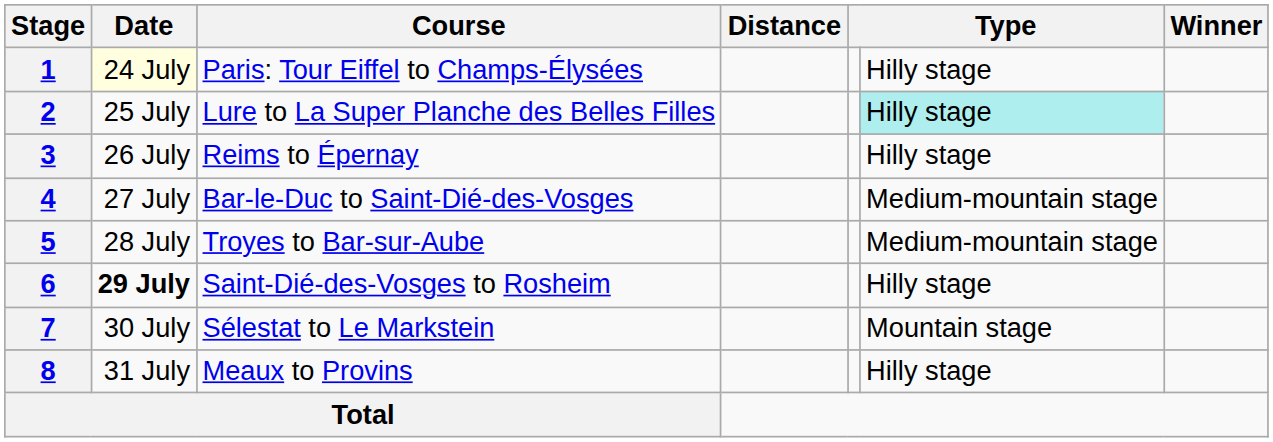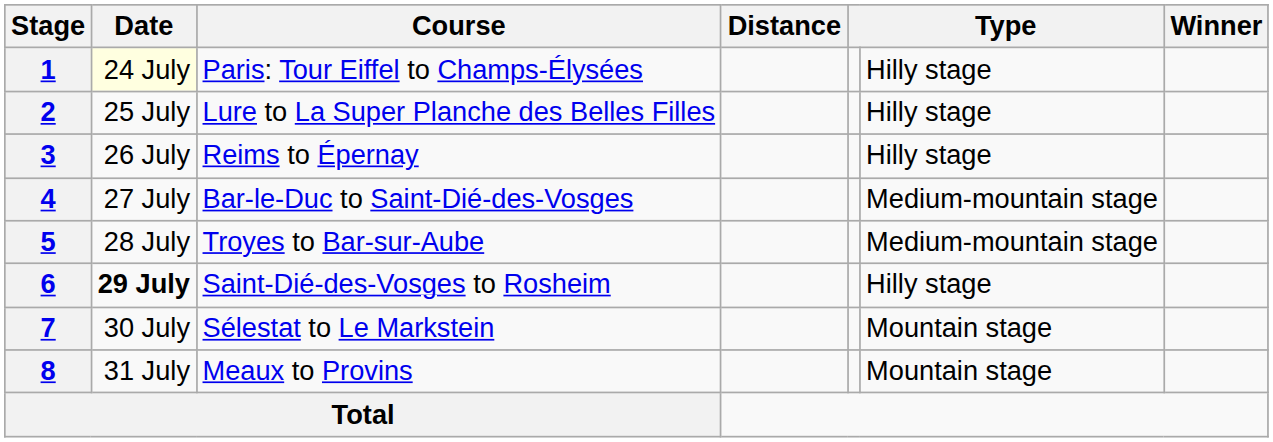(929, 112) paleturquoise background -> (929, 112) no background
(929, 371) Hilly stage -> (959, 371) Mountain stage
